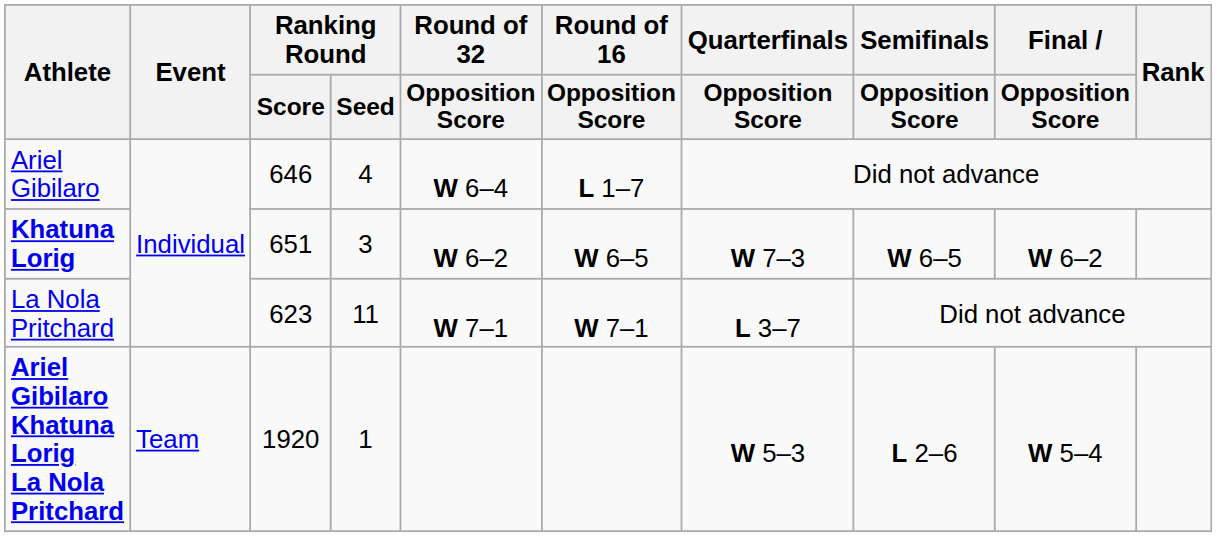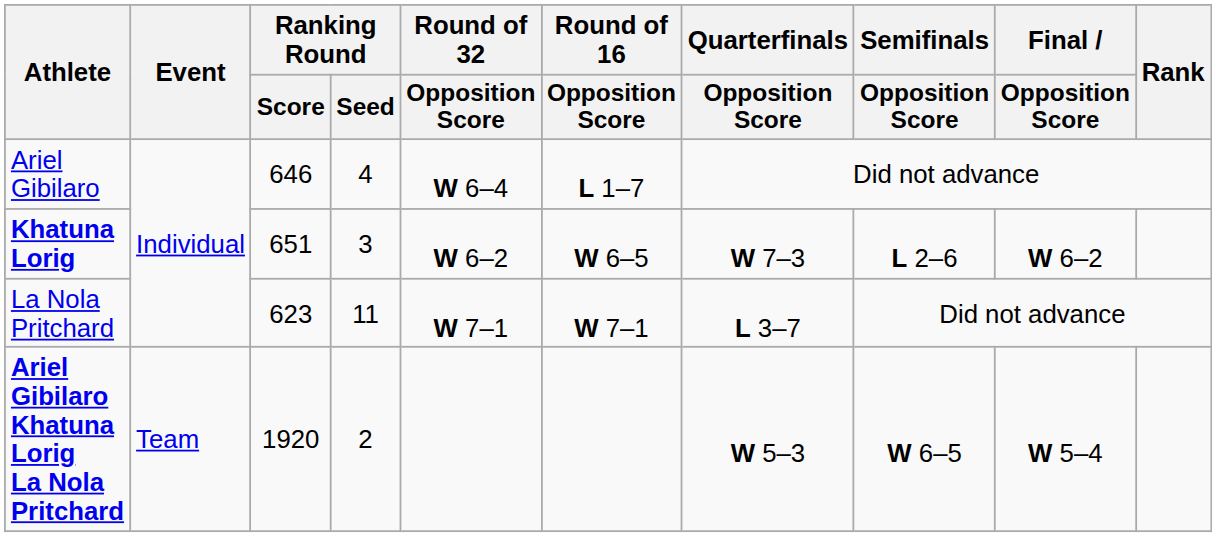(925, 258) W 6–5 -> (925, 258) L 2–6
(366, 440) 1 -> (366, 440) 2
(925, 454) L 2–6 -> (925, 454) W 6–5
